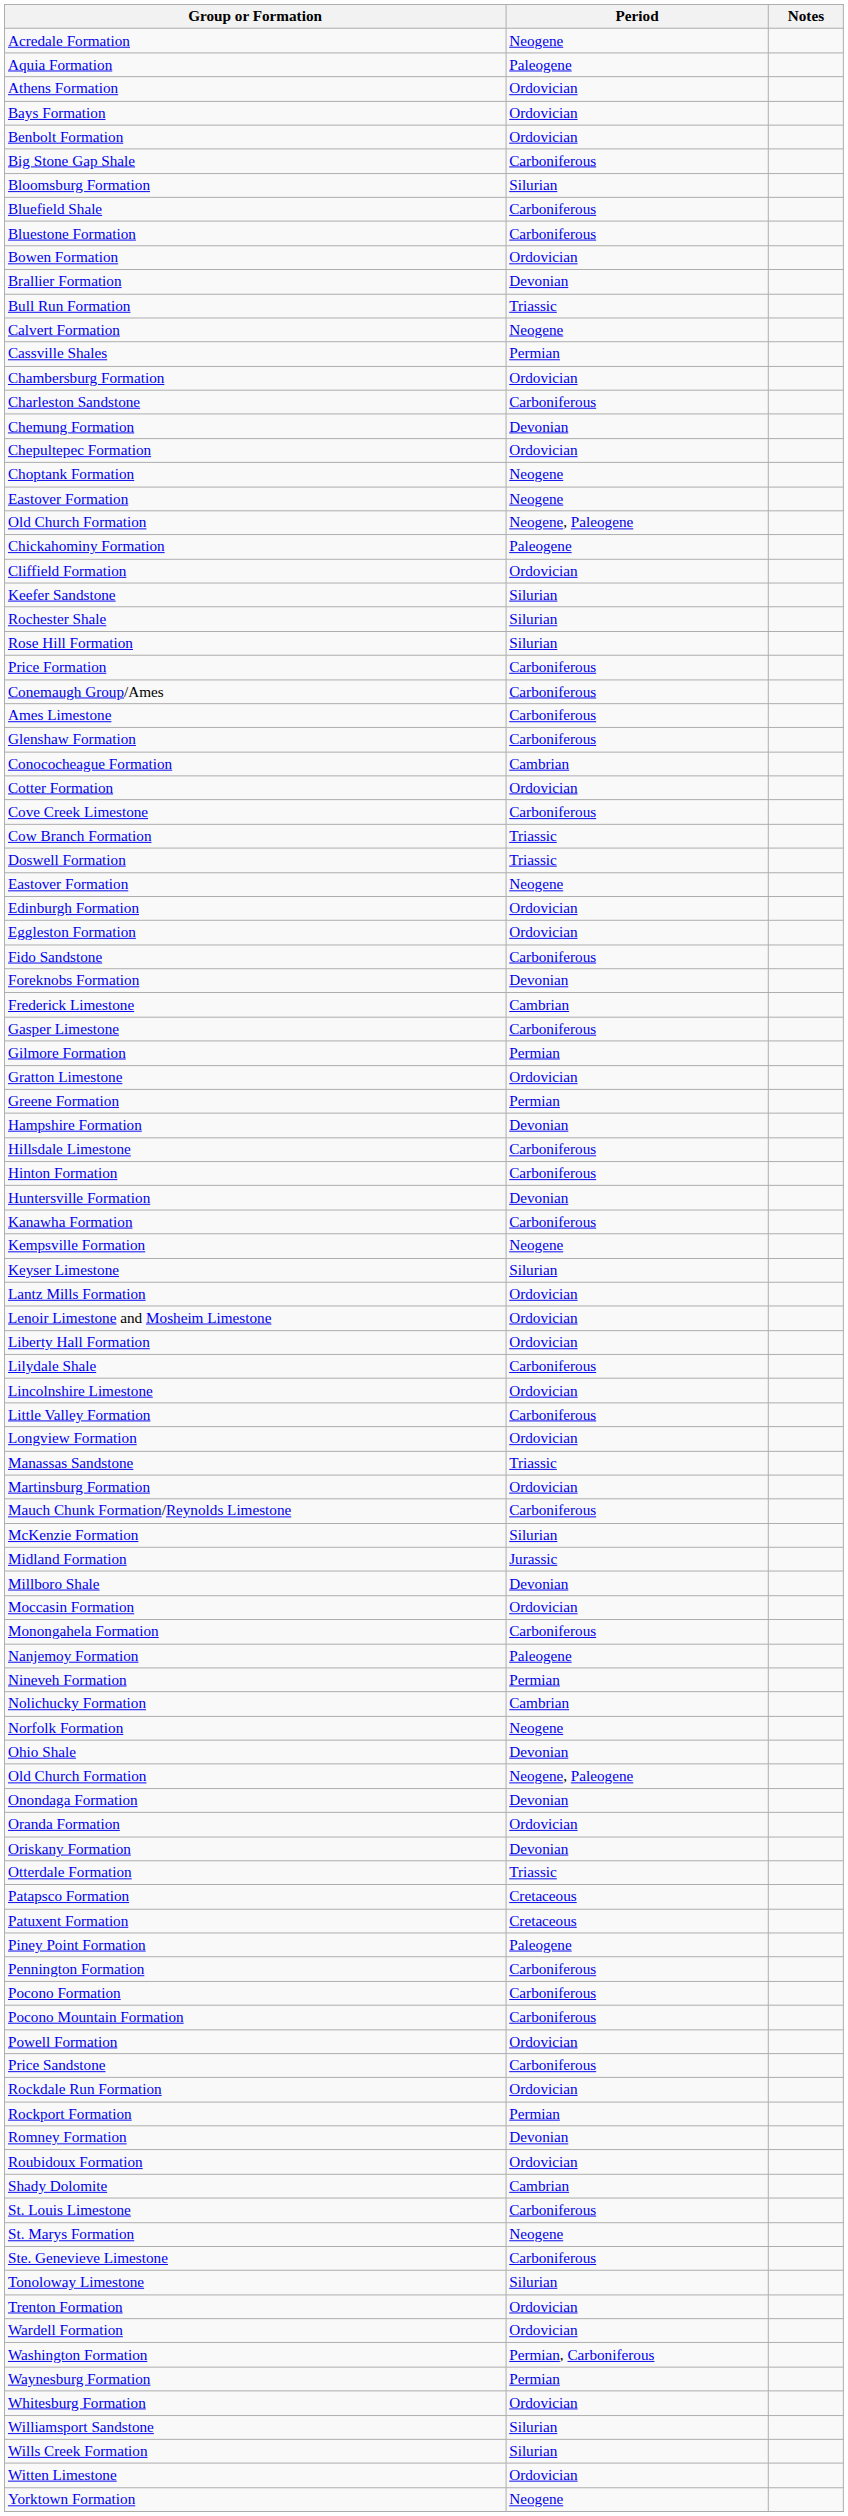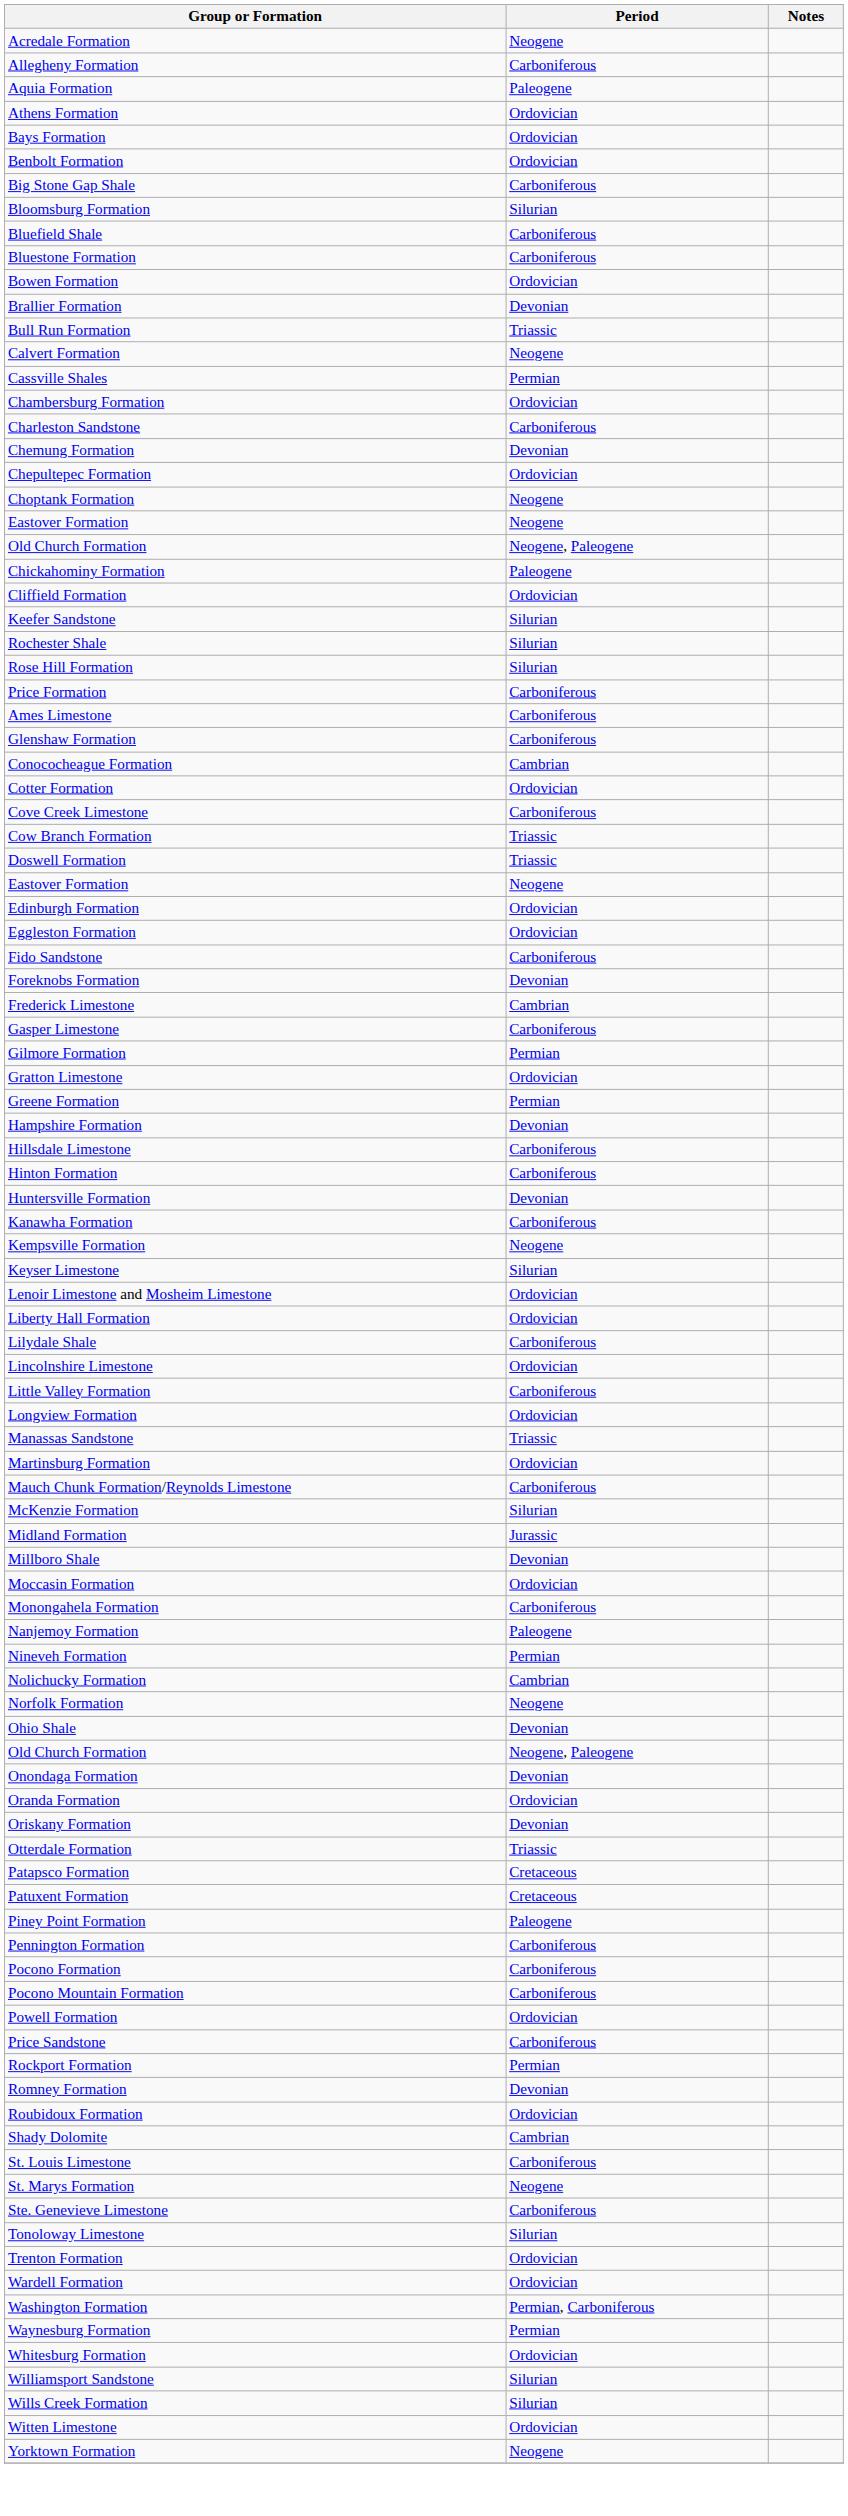+ row: (73, 64)
- row: (86, 691)
- row: (77, 1294)
- row: (85, 2089)
